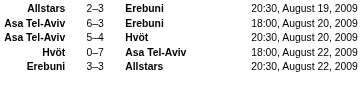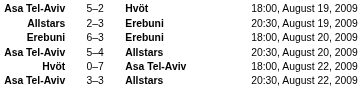+ row: (304, 9)
(35, 23) Asa Tel-Aviv -> (46, 38) Erebuni
(137, 38) Hvöt -> (144, 52) Allstars
(46, 66) Erebuni -> (35, 81) Asa Tel-Aviv
